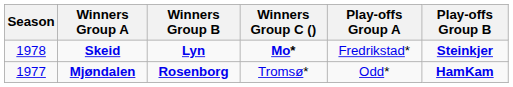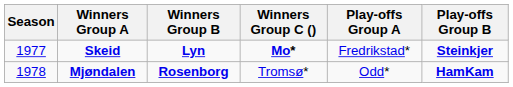(31, 51) 1978 -> (31, 51) 1977
(31, 72) 1977 -> (31, 72) 1978
